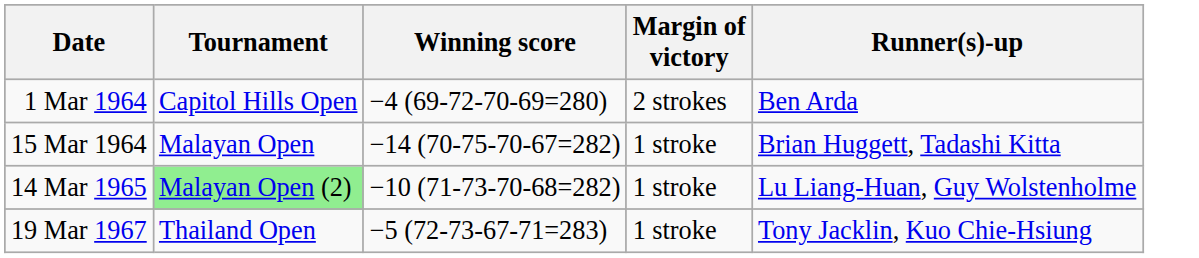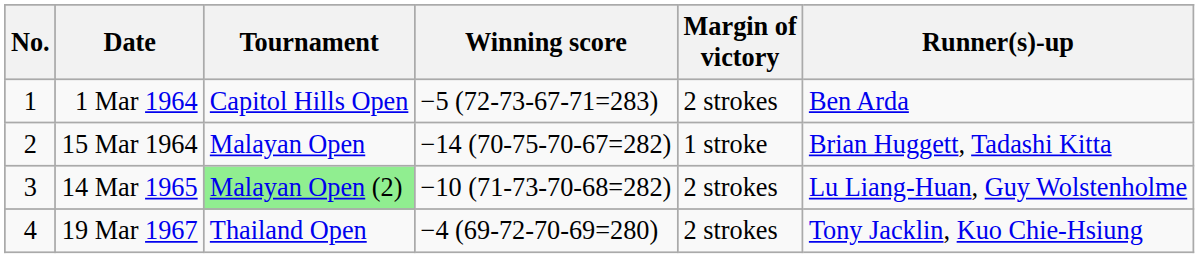+ column: (30, 41)
(488, 100) −4 (69-72-70-69=280) -> (539, 100) −5 (72-73-67-71=283)
(675, 187) 1 stroke -> (731, 187) 2 strokes
(488, 230) −5 (72-73-67-71=283) -> (539, 230) −4 (69-72-70-69=280)
(675, 230) 1 stroke -> (731, 230) 2 strokes
